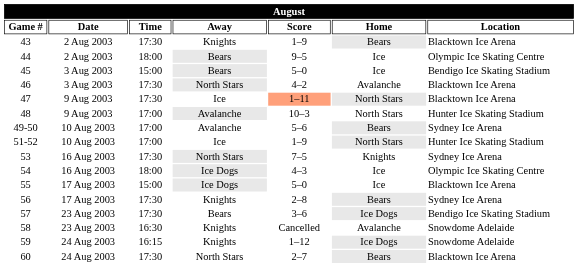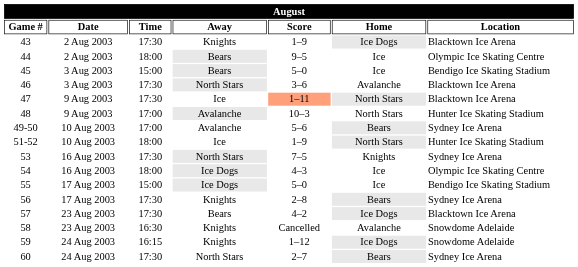(379, 42) Bears -> (379, 42) Ice Dogs
(299, 85) 4–2 -> (299, 85) 3–6
(150, 142) 17:00 -> (150, 142) 18:00
(472, 185) Blacktown Ice Arena -> (489, 185) Bendigo Ice Skating Stadium
(299, 213) 3–6 -> (299, 213) 4–2
(489, 213) Bendigo Ice Skating Stadium -> (472, 213) Blacktown Ice Arena
(472, 256) Blacktown Ice Arena -> (465, 256) Sydney Ice Arena
